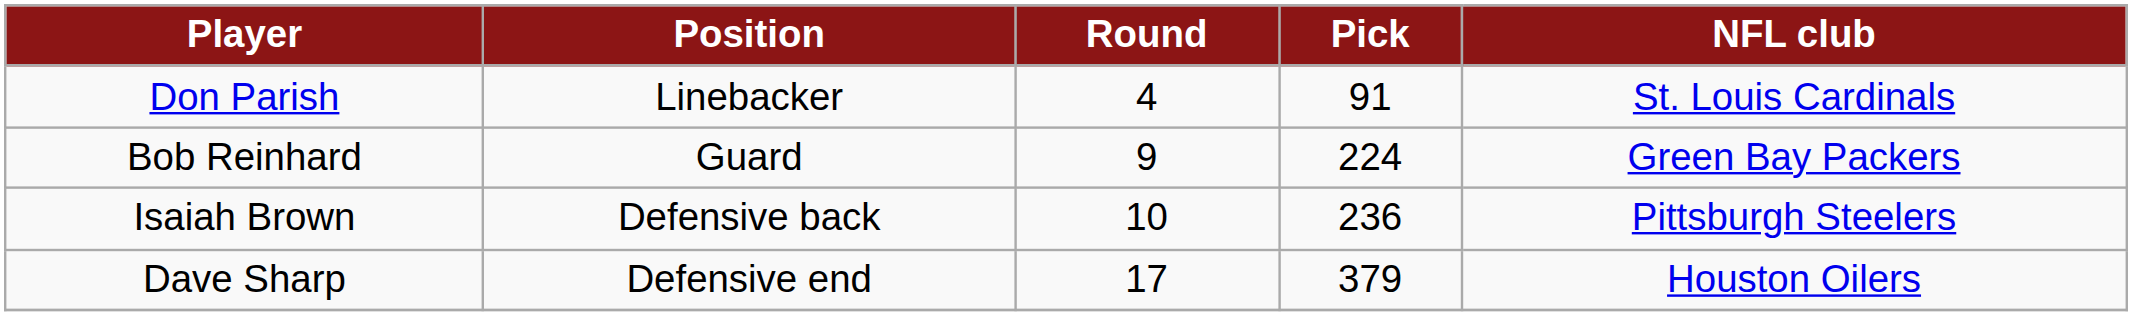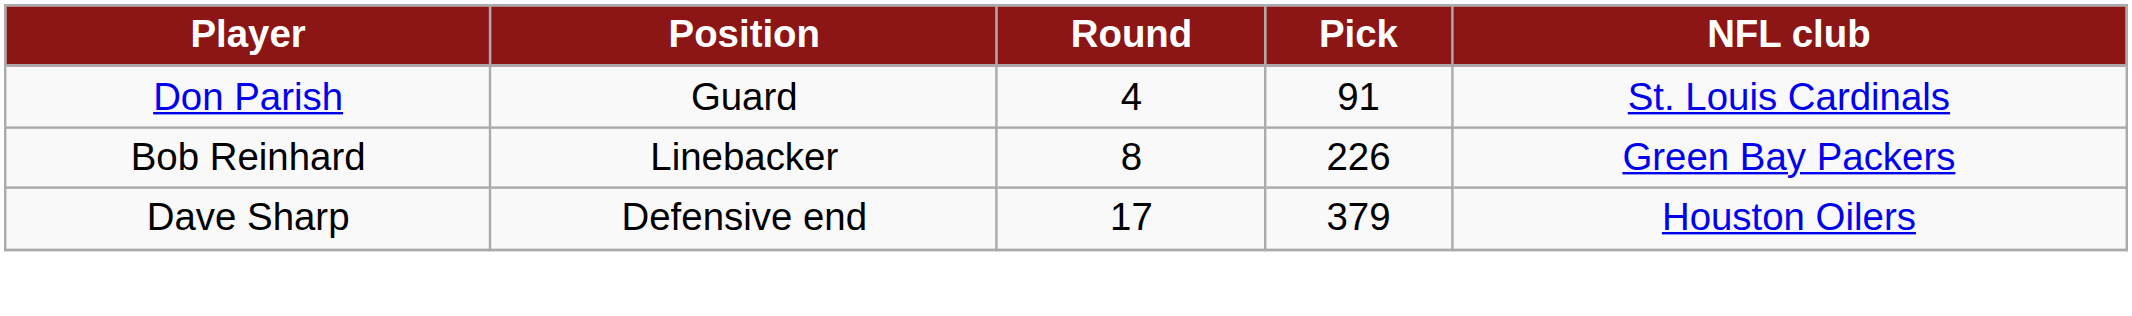(749, 95) Linebacker -> (744, 95) Guard
(749, 156) Guard -> (744, 156) Linebacker
(1147, 156) 9 -> (1131, 156) 8
(1370, 156) 224 -> (1358, 156) 226
- row: (244, 217)
